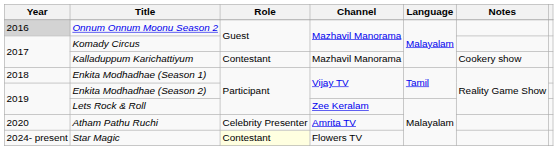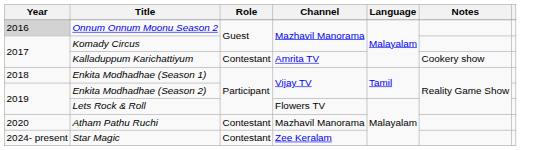(357, 59) Mazhavil Manorama -> (297, 59) Amrita TV
(340, 106) Zee Keralam -> (300, 106) Flowers TV
(265, 122) Celebrity Presenter -> (247, 122) Contestant
(334, 122) Amrita TV -> (320, 122) Mazhavil Manorama
(247, 138) lightyellow background -> (247, 138) no background
(337, 138) Flowers TV -> (303, 138) Zee Keralam
